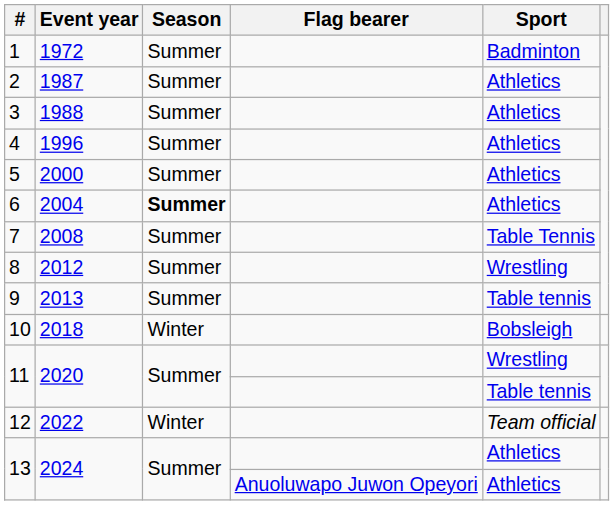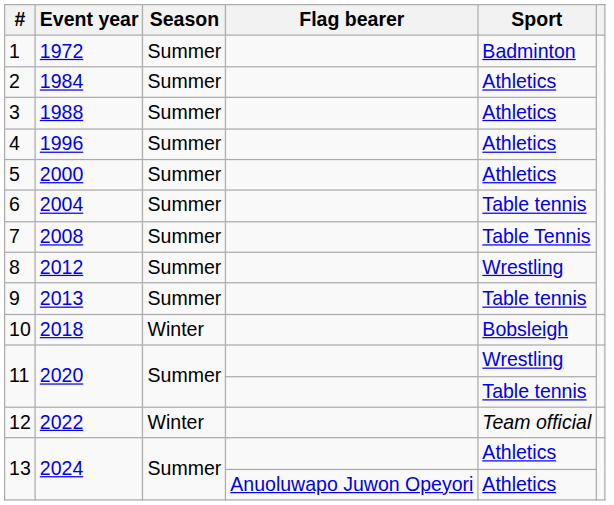(62, 81) 1987 -> (62, 81) 1984
(187, 205) bold -> (184, 205) normal
(524, 205) Athletics -> (534, 205) Table tennis
